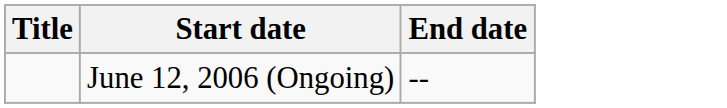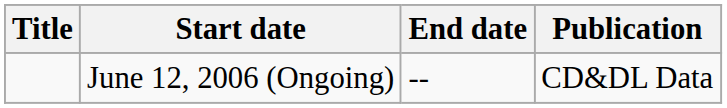+ column: (627, 28)
